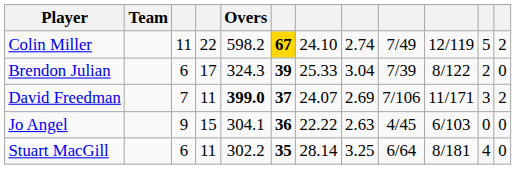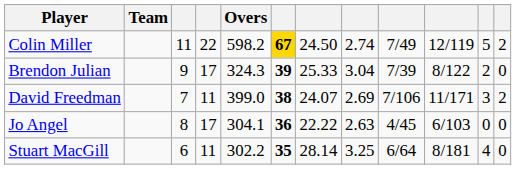(318, 44) 24.10 -> (318, 44) 24.50
(184, 71) 6 -> (184, 71) 9
(246, 97) bold -> (246, 97) normal
(283, 97) 37 -> (283, 97) 38
(184, 124) 9 -> (184, 124) 8
(208, 124) 15 -> (208, 124) 17
